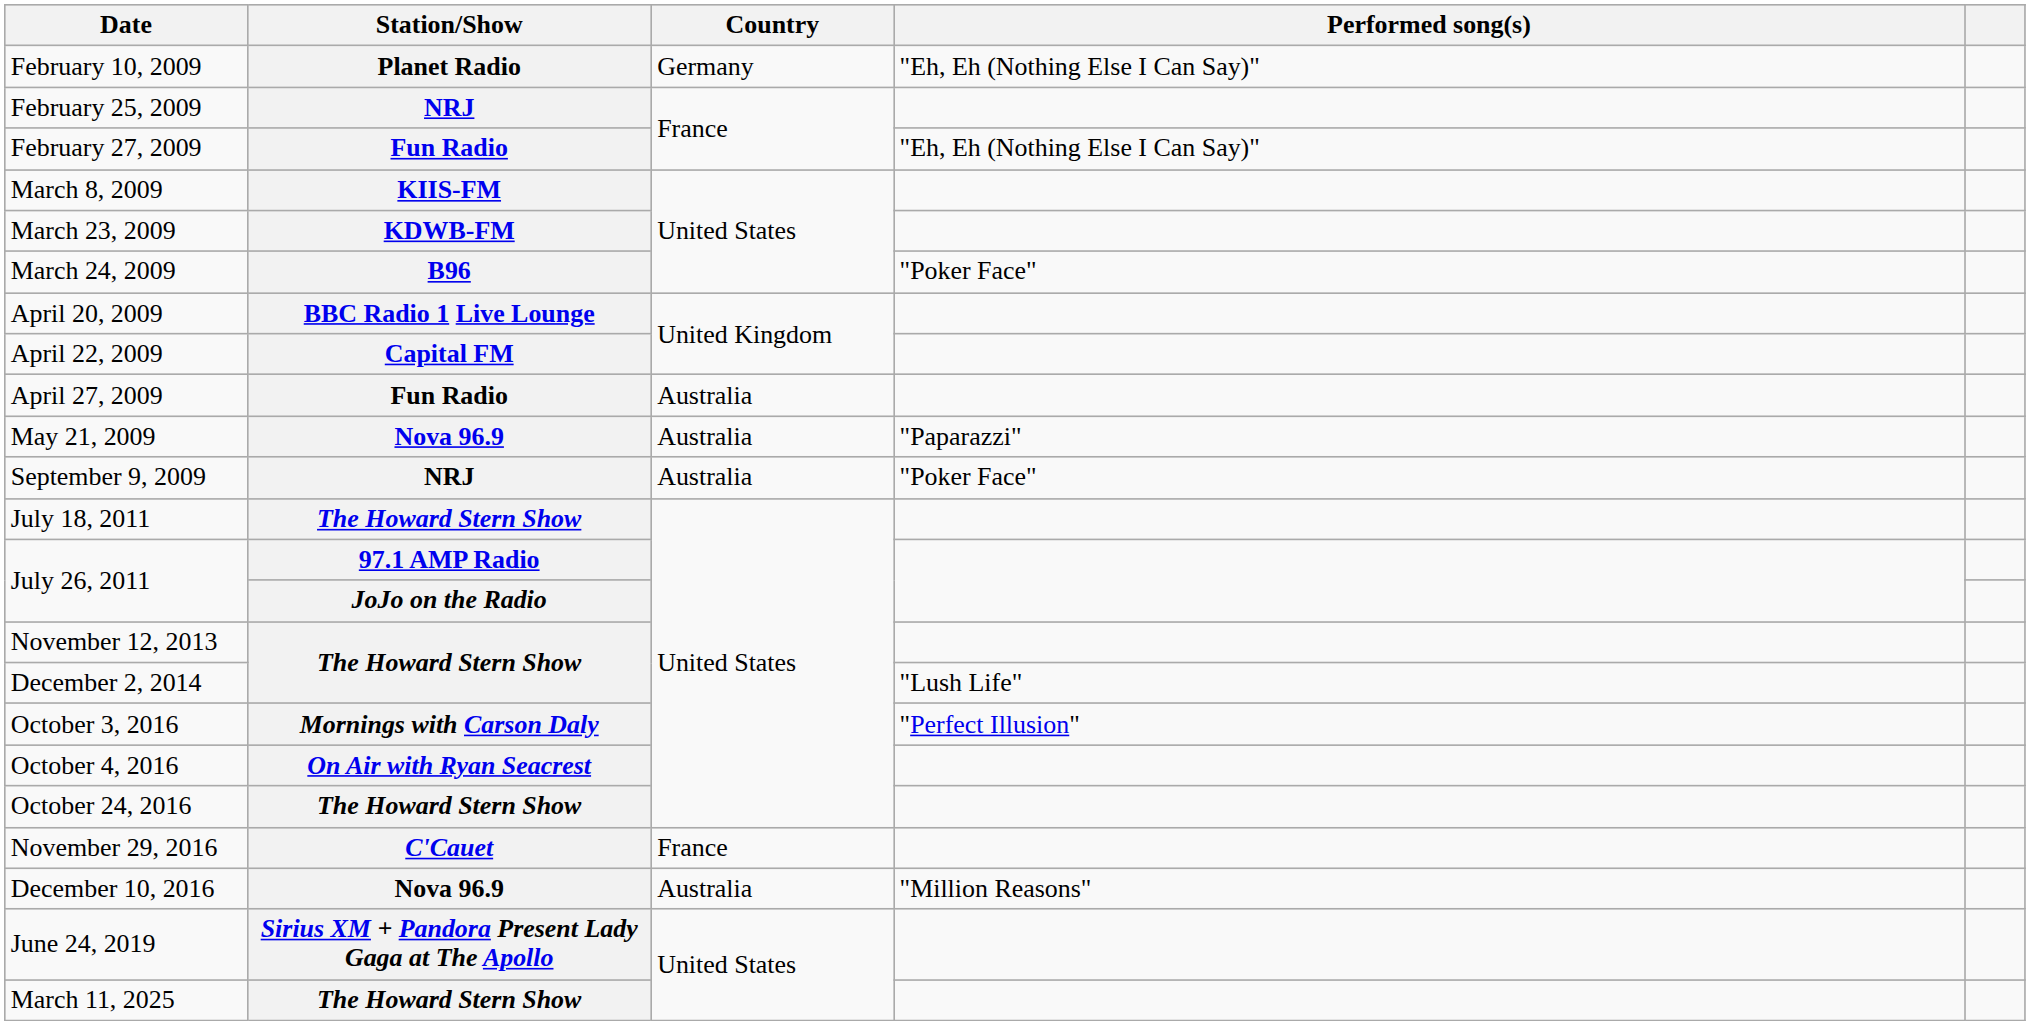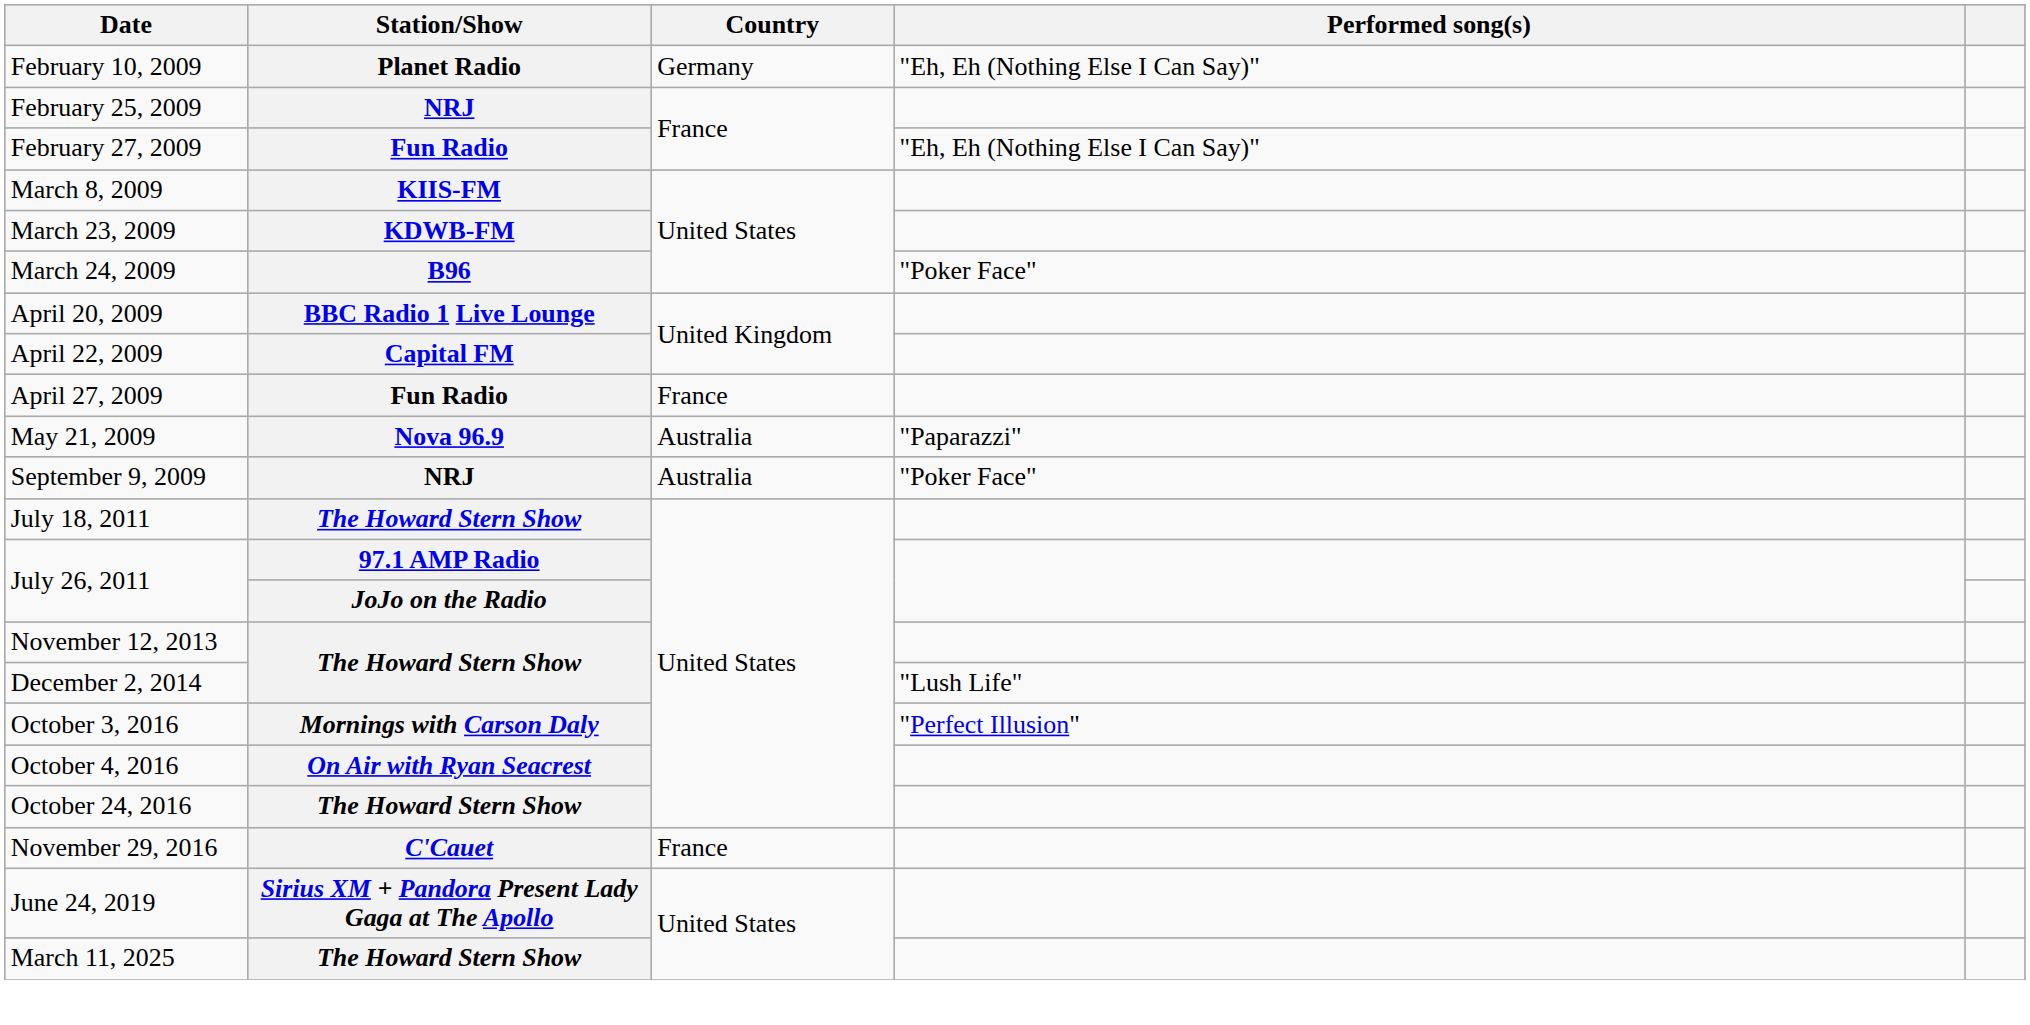(705, 395) Australia -> (692, 395) France
- row: (113, 888)
